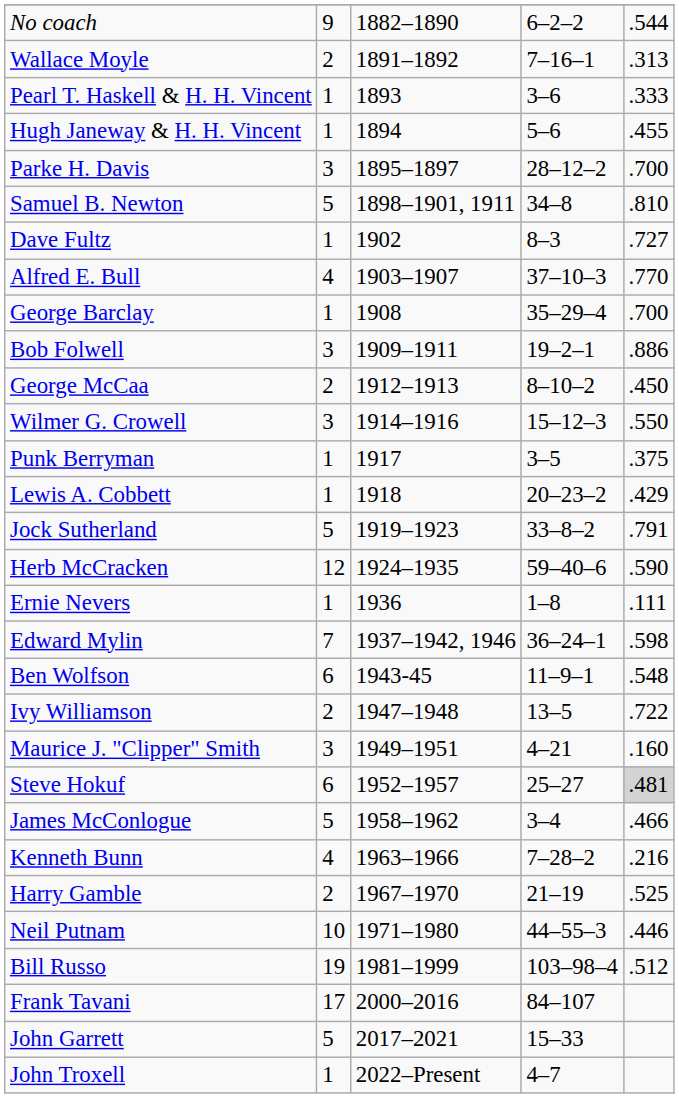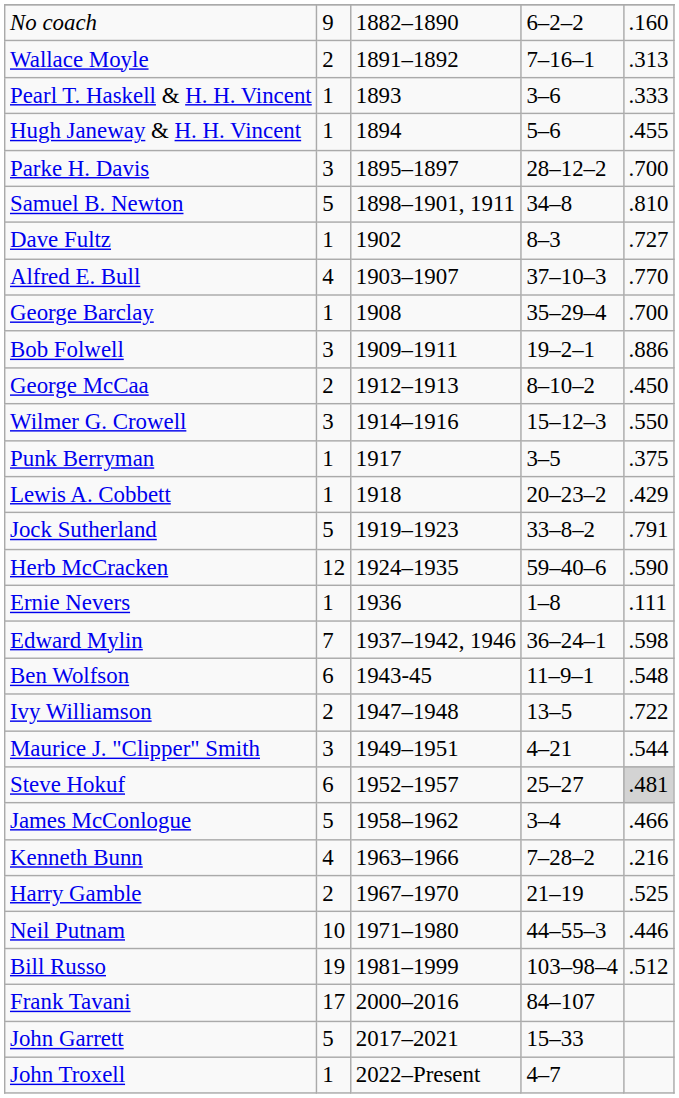(649, 22) .544 -> (649, 22) .160
(649, 748) .160 -> (649, 748) .544
